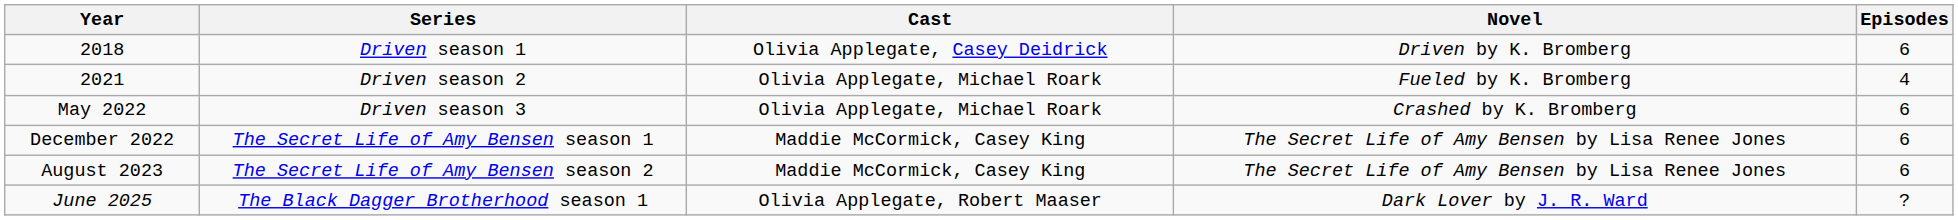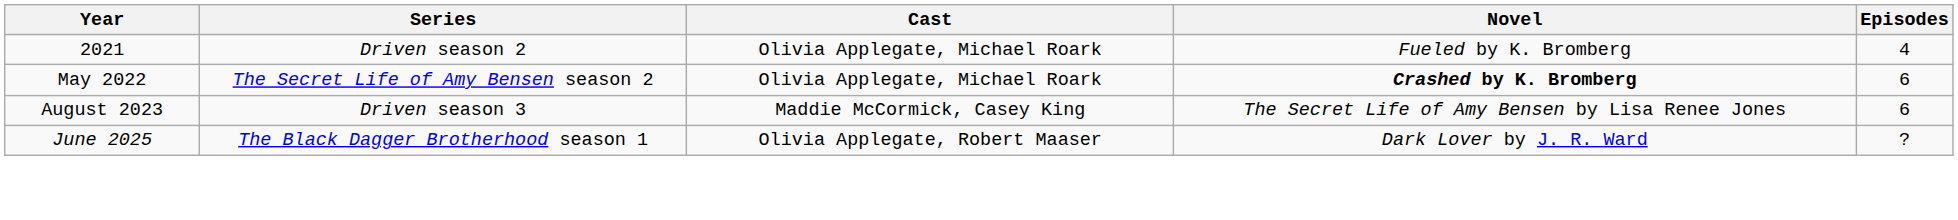- row: (102, 50)
(443, 110) Driven season 3 -> (443, 80) The Secret Life of Amy Bensen season 2
(1515, 110) normal -> (1515, 80) bold
- row: (102, 140)
(443, 170) The Secret Life of Amy Bensen season 2 -> (443, 110) Driven season 3
